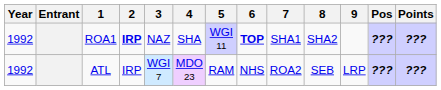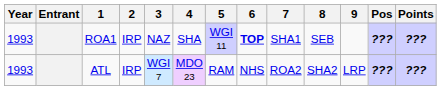(20, 39) 1992 -> (20, 39) 1993
(132, 39) bold -> (132, 39) normal
(322, 39) SHA2 -> (322, 39) SEB
(20, 70) 1992 -> (20, 70) 1993
(322, 70) SEB -> (322, 70) SHA2
